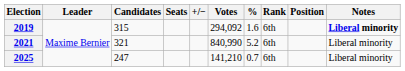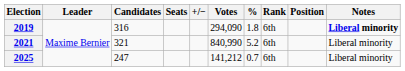(121, 27) 315 -> (121, 27) 316
(226, 27) 294,092 -> (226, 27) 294,090
(252, 27) 1.6 -> (252, 27) 1.8
(226, 58) 141,210 -> (226, 58) 141,212
